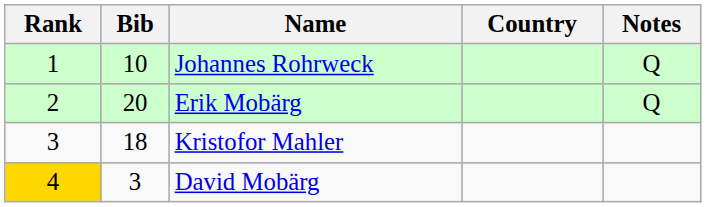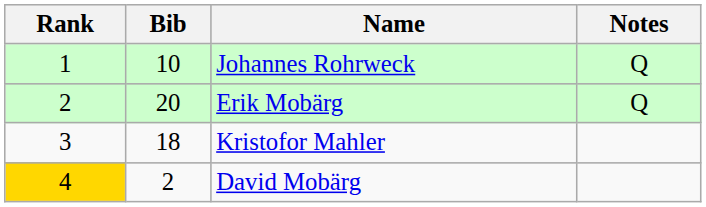- column: (532, 24)
(135, 181) 3 -> (168, 181) 2
